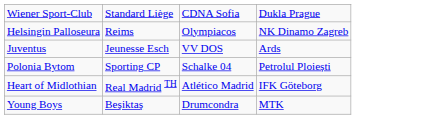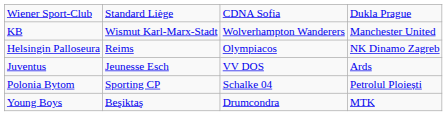+ row: (15, 31)
- row: (52, 85)
